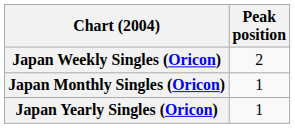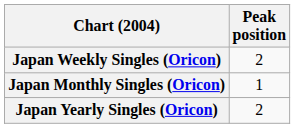(259, 110) 1 -> (259, 110) 2
